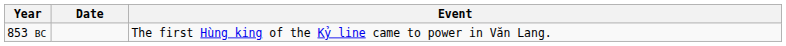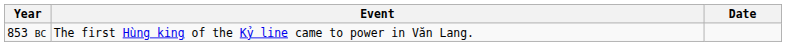columns swapped: (90, 14) <-> (455, 14)
